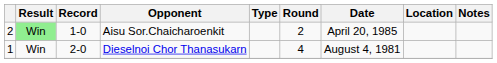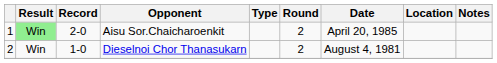(10, 31) 2 -> (10, 31) 1
(78, 31) 1-0 -> (78, 31) 2-0
(10, 49) 1 -> (10, 49) 2
(78, 49) 2-0 -> (78, 49) 1-0
(301, 49) 4 -> (301, 49) 2
